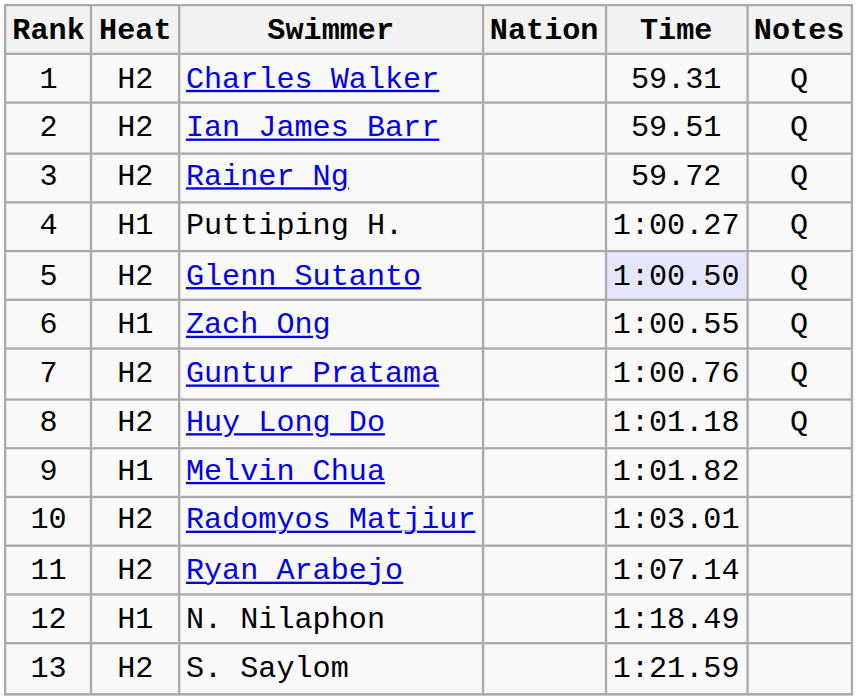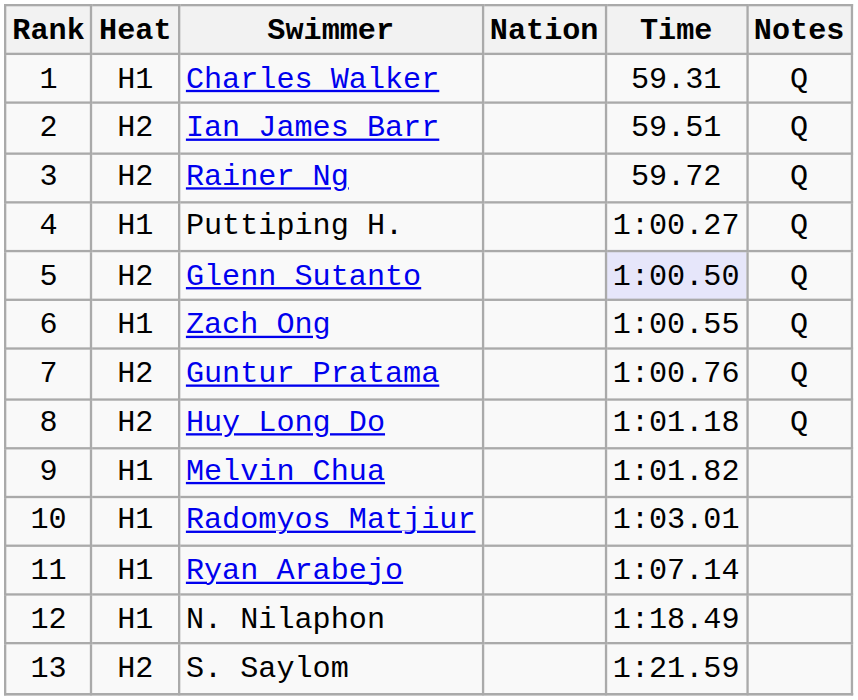(135, 79) H2 -> (135, 79) H1
(135, 521) H2 -> (135, 521) H1
(135, 570) H2 -> (135, 570) H1
